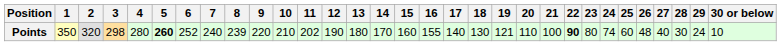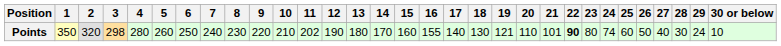(164, 32) bold -> (164, 32) normal
(188, 32) 252 -> (188, 32) 250
(237, 32) 239 -> (237, 32) 230
(552, 32) 100 -> (552, 32) 101
(645, 32) 48 -> (645, 32) 50
